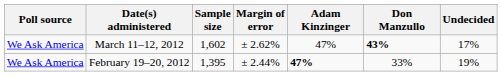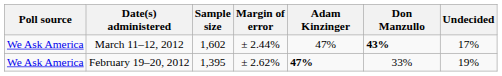(260, 44) ± 2.62% -> (260, 44) ± 2.44%
(260, 62) ± 2.44% -> (260, 62) ± 2.62%
